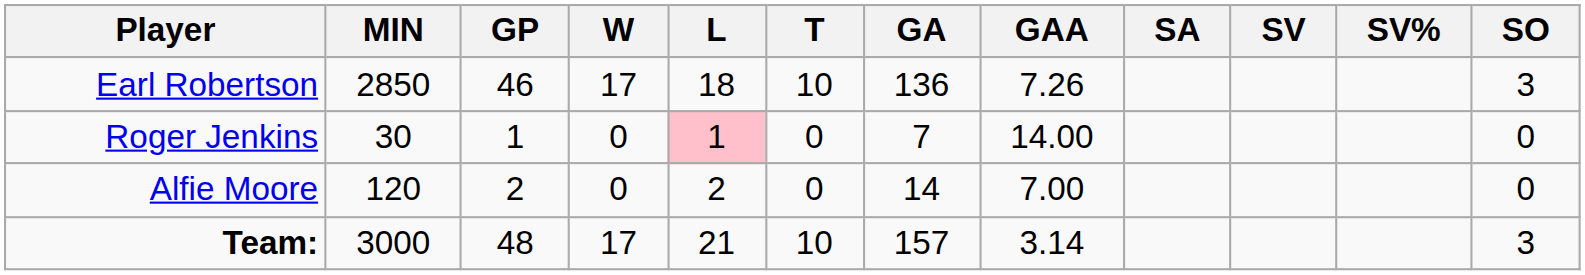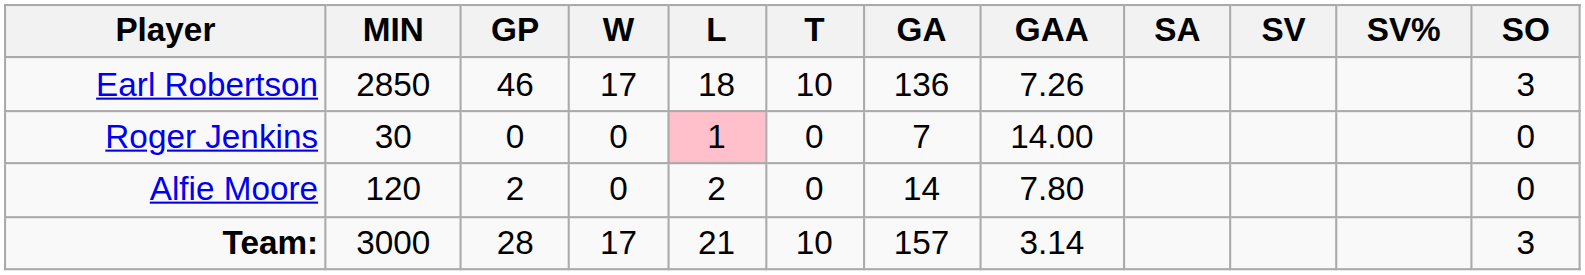(515, 136) 1 -> (515, 136) 0
(1052, 189) 7.00 -> (1052, 189) 7.80
(515, 242) 48 -> (515, 242) 28
